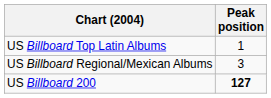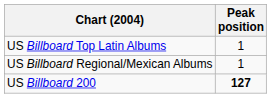(241, 64) 3 -> (241, 64) 1
